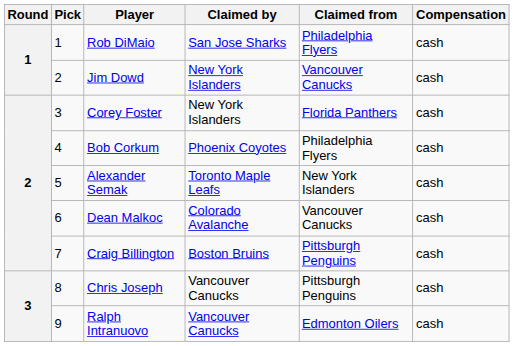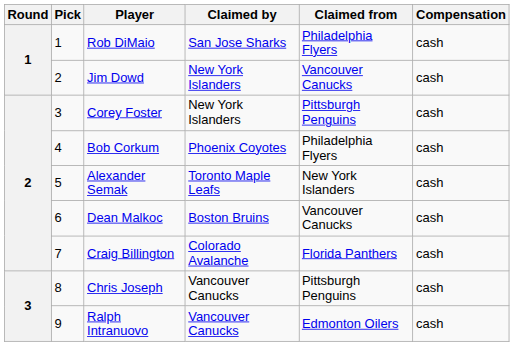(349, 112) Florida Panthers -> (331, 112) Pittsburgh Penguins
(218, 218) Colorado Avalanche -> (229, 218) Boston Bruins
(229, 253) Boston Bruins -> (218, 253) Colorado Avalanche
(331, 253) Pittsburgh Penguins -> (349, 253) Florida Panthers
